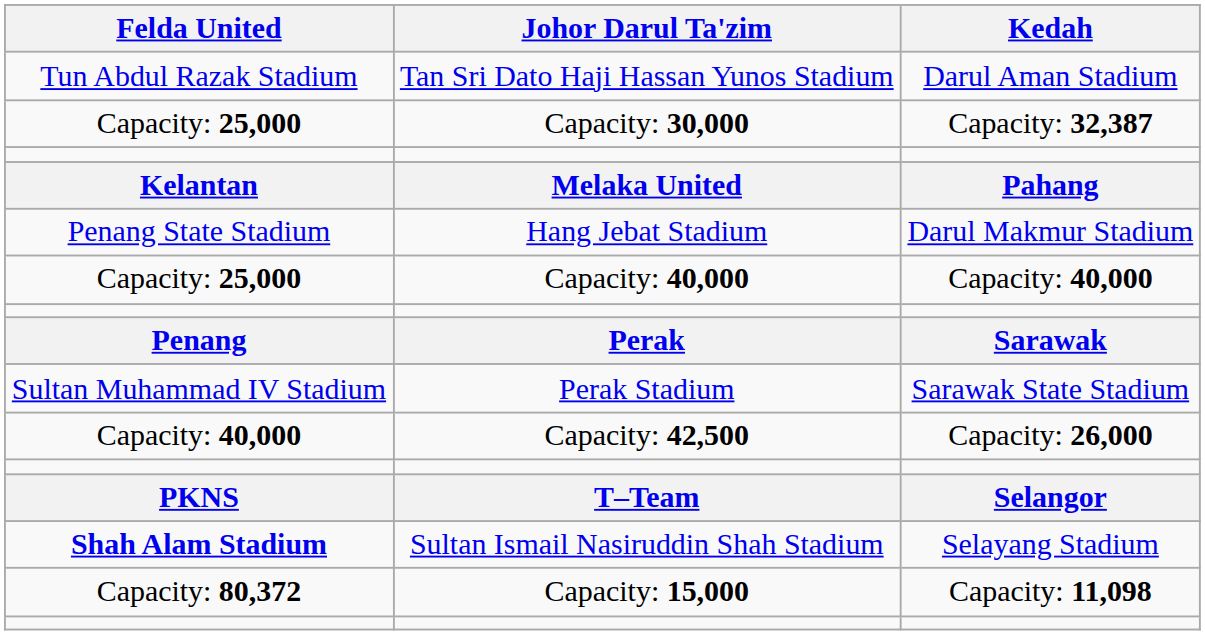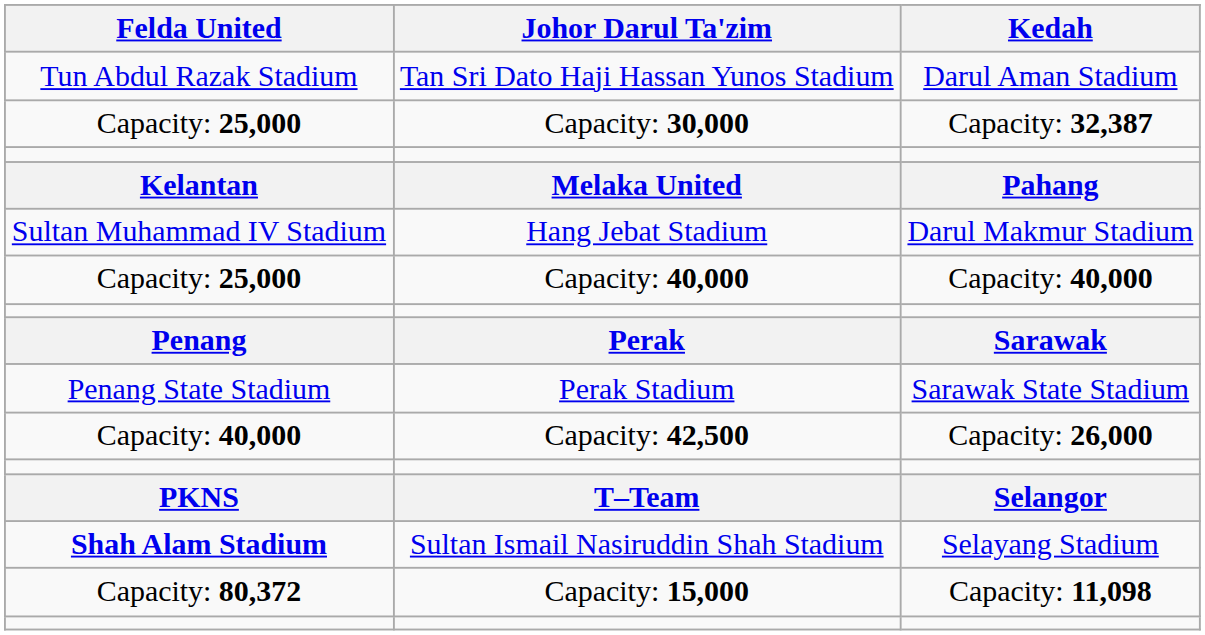(199, 231) Penang State Stadium -> (199, 231) Sultan Muhammad IV Stadium
(199, 387) Sultan Muhammad IV Stadium -> (199, 387) Penang State Stadium
